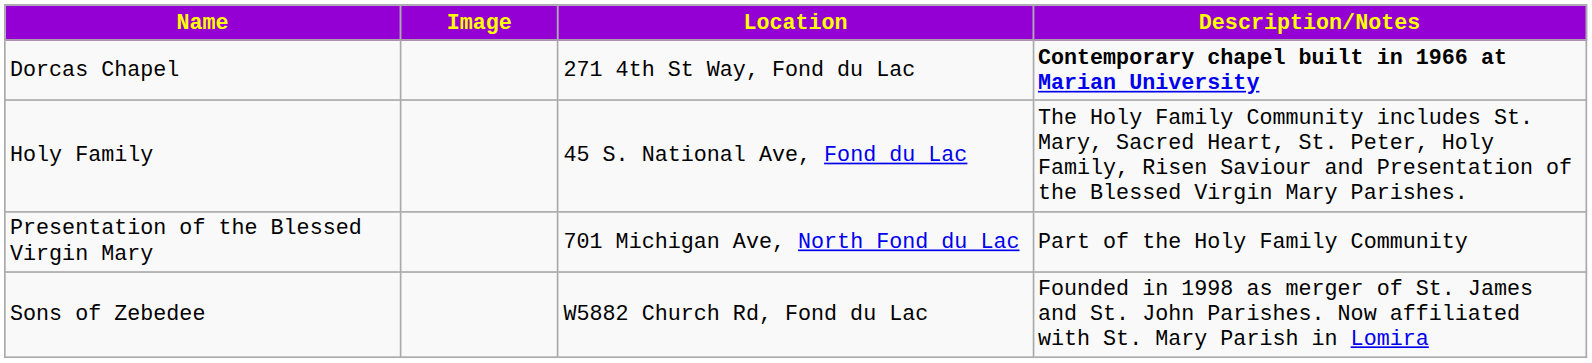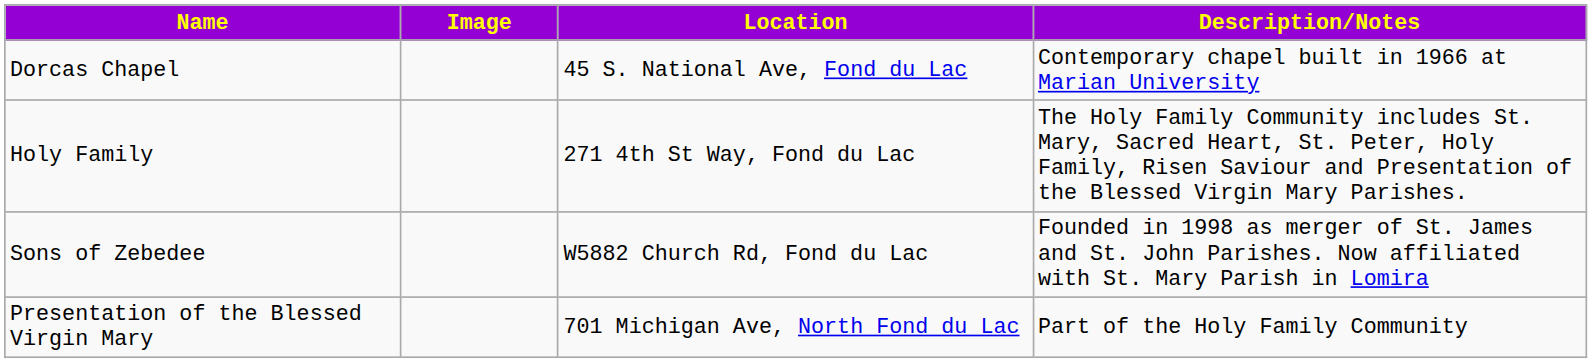(739, 70) 271 4th St Way, Fond du Lac -> (765, 70) 45 S. National Ave, Fond du Lac
(1272, 70) bold -> (1272, 70) normal
(765, 156) 45 S. National Ave, Fond du Lac -> (739, 156) 271 4th St Way, Fond du Lac
rows swapped: (108, 314) <-> (186, 241)
